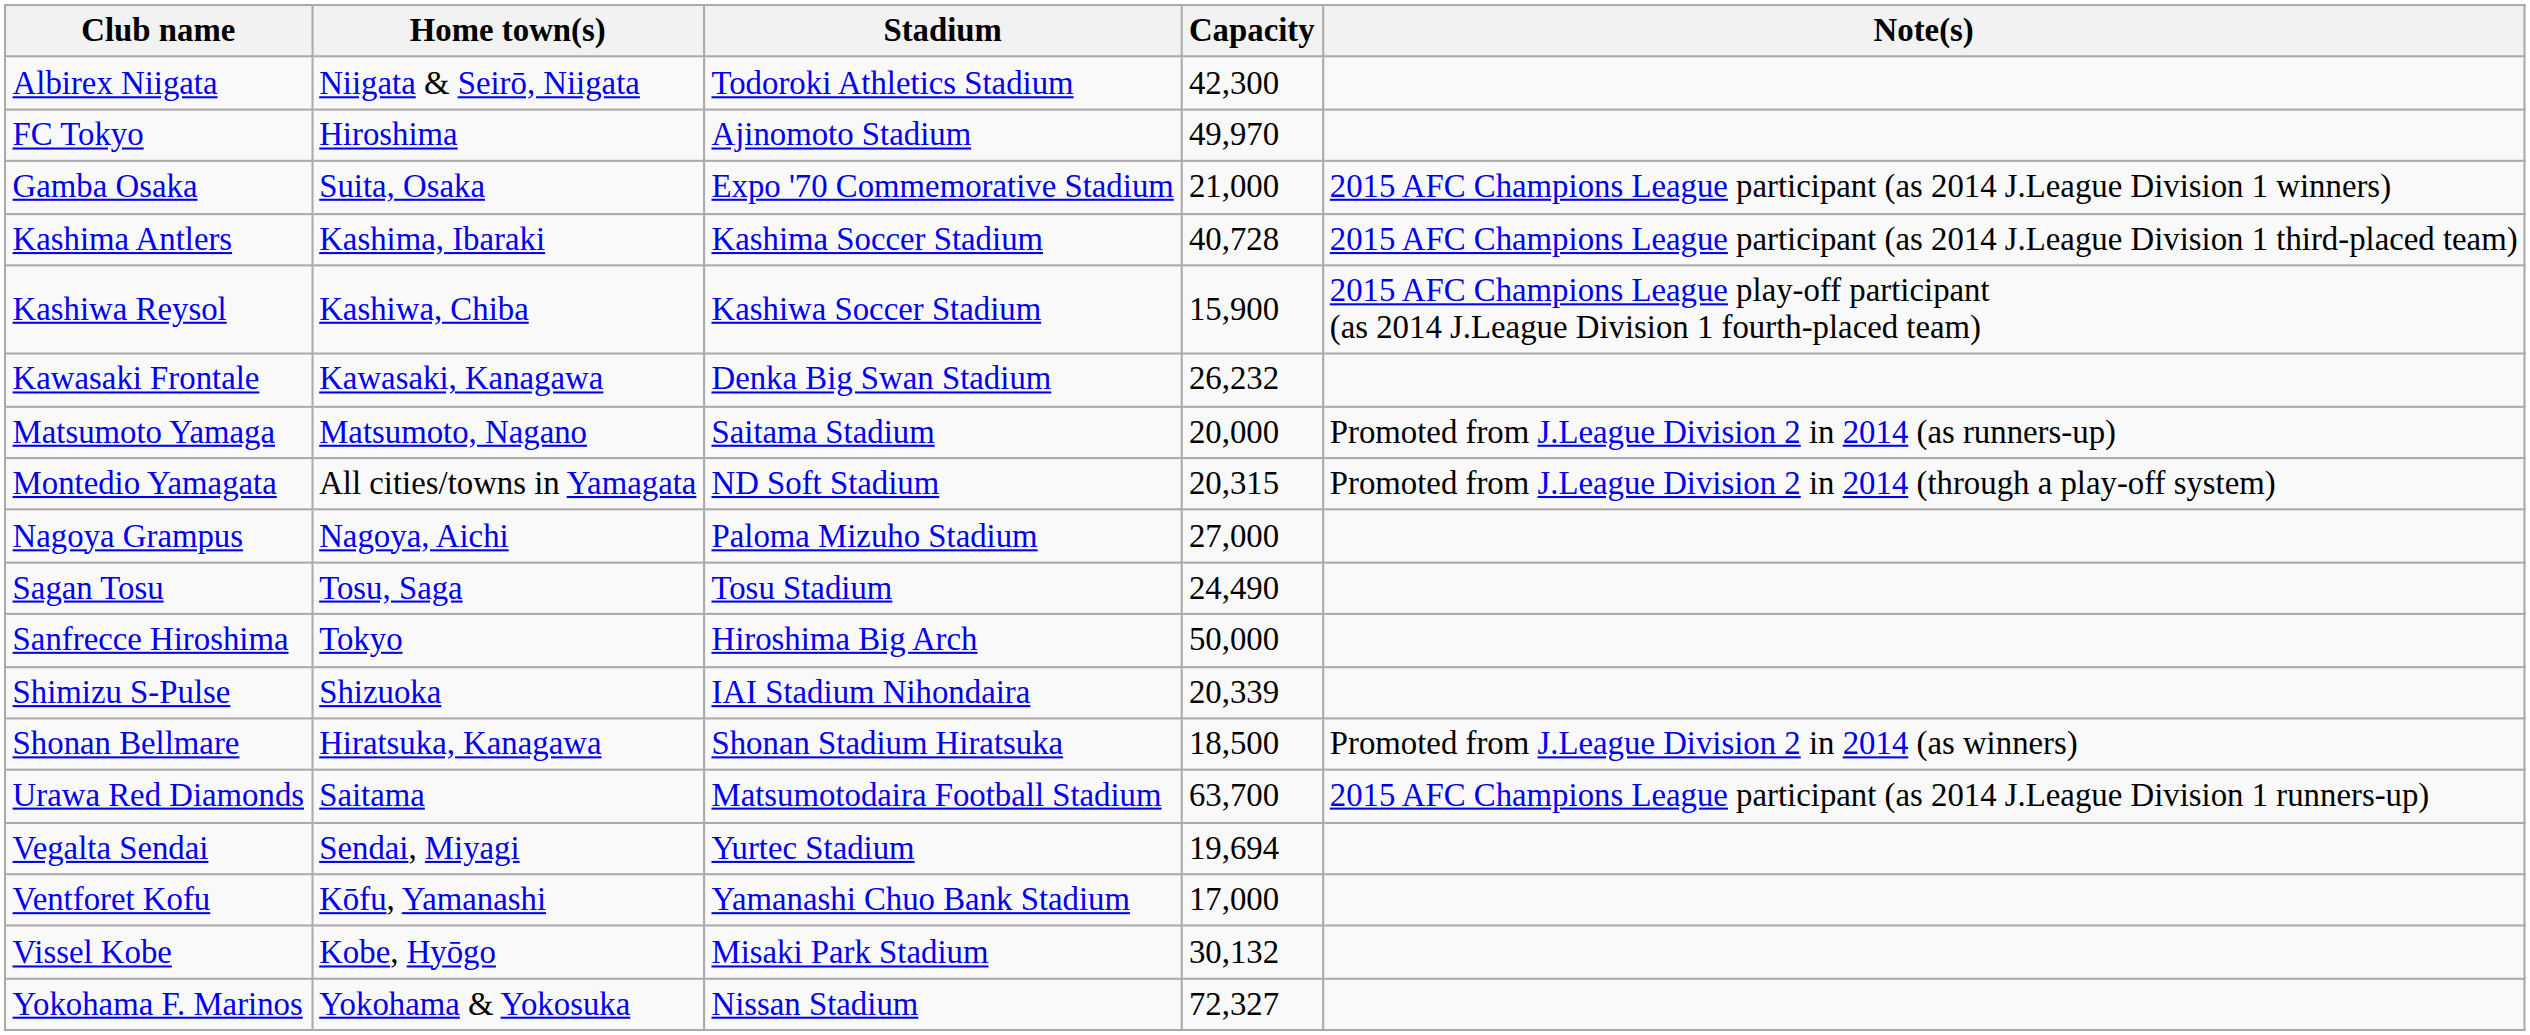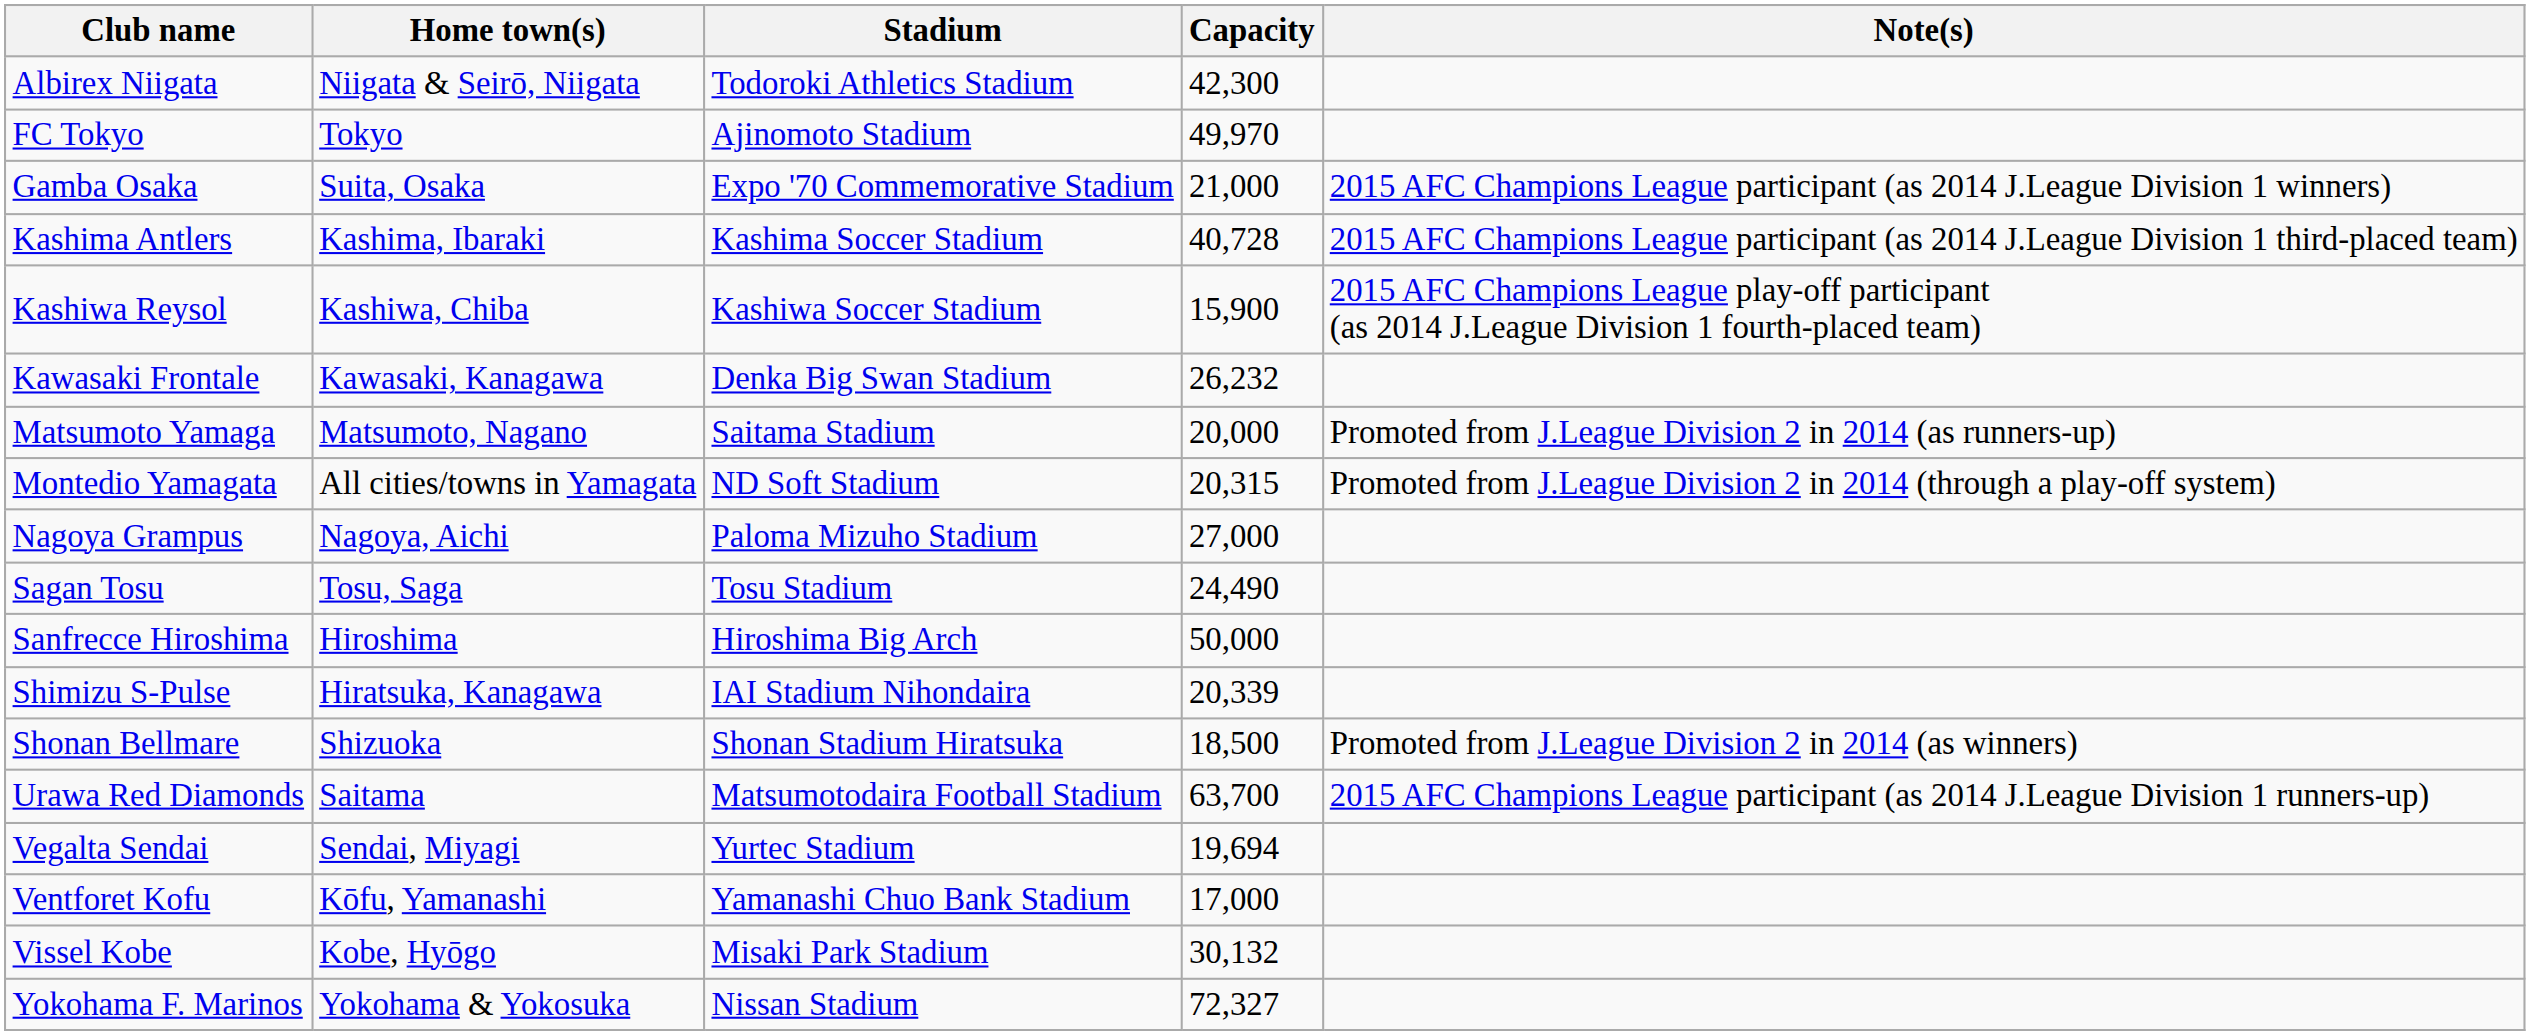(388, 134) Hiroshima -> (361, 134) Tokyo
(361, 639) Tokyo -> (388, 639) Hiroshima
(380, 691) Shizuoka -> (460, 691) Hiratsuka, Kanagawa
(460, 743) Hiratsuka, Kanagawa -> (380, 743) Shizuoka
